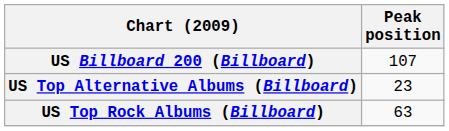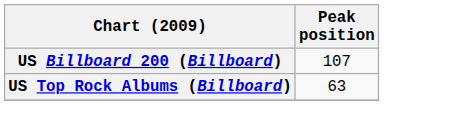- row: (183, 87)
